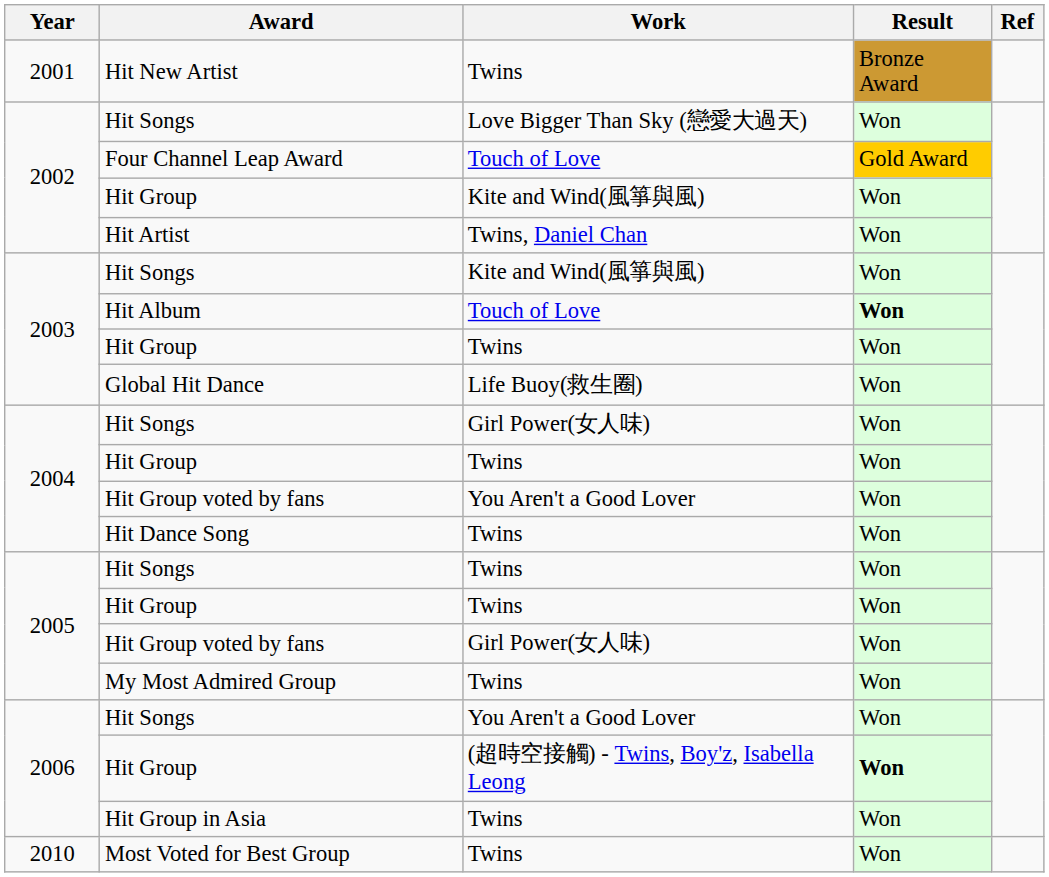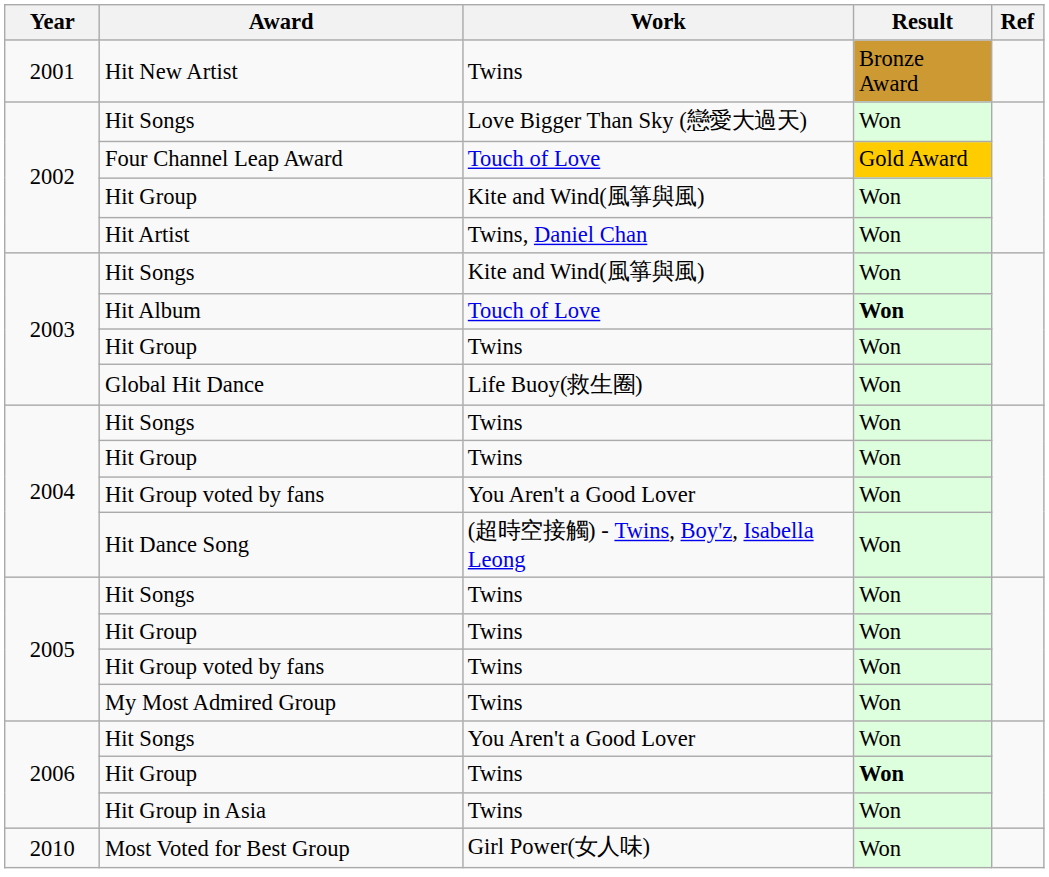(559, 423) Girl Power(女人味) -> (495, 422) Twins
(495, 534) Twins -> (641, 545) (超時空接觸) - Twins, Boy'z, Isabella Leong
(559, 642) Girl Power(女人味) -> (495, 666) Twins
(641, 768) (超時空接觸) - Twins, Boy'z, Isabella Leong -> (495, 774) Twins
(495, 854) Twins -> (559, 847) Girl Power(女人味)
